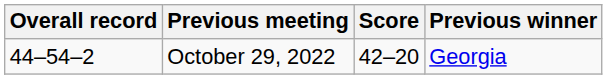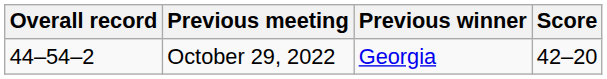columns swapped: (513, 21) <-> (389, 21)
